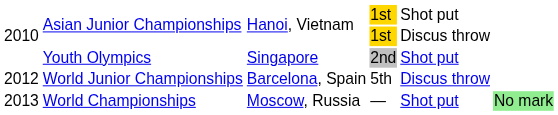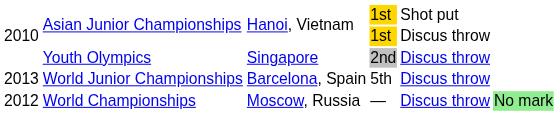(429, 57) Shot put -> (445, 57) Discus throw
(21, 79) 2012 -> (21, 79) 2013
(21, 101) 2013 -> (21, 101) 2012
(429, 101) Shot put -> (445, 101) Discus throw
